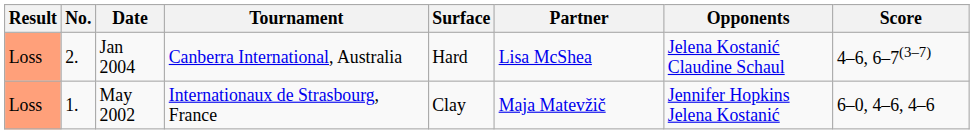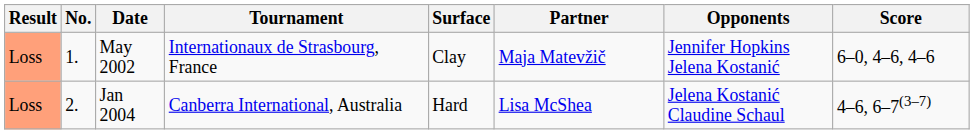rows swapped: (117, 104) <-> (117, 56)
